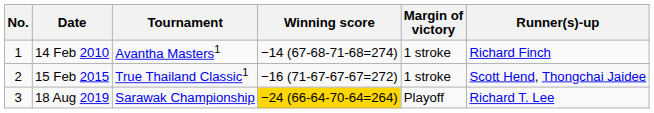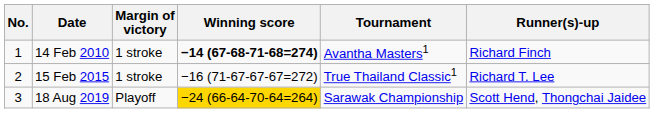columns swapped: (185, 22) <-> (434, 22)
(329, 52) normal -> (249, 52) bold
(558, 76) Scott Hend, Thongchai Jaidee -> (512, 76) Richard T. Lee
(512, 98) Richard T. Lee -> (558, 98) Scott Hend, Thongchai Jaidee
